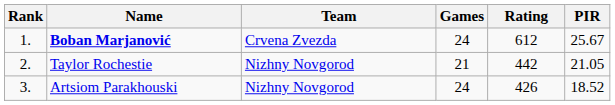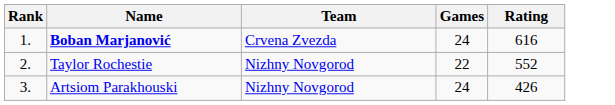- column: (587, 16)
(526, 40) 612 -> (526, 40) 616
(462, 64) 21 -> (462, 64) 22
(526, 64) 442 -> (526, 64) 552
